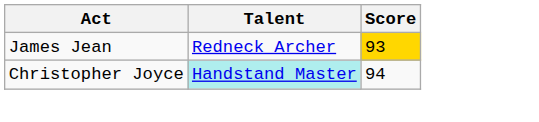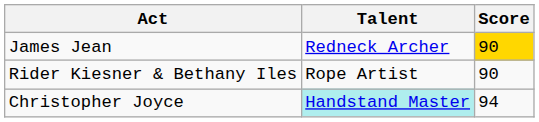(375, 47) 93 -> (488, 47) 90
+ row: (153, 75)
